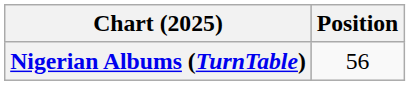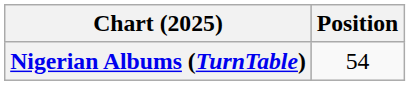(358, 60) 56 -> (358, 60) 54
